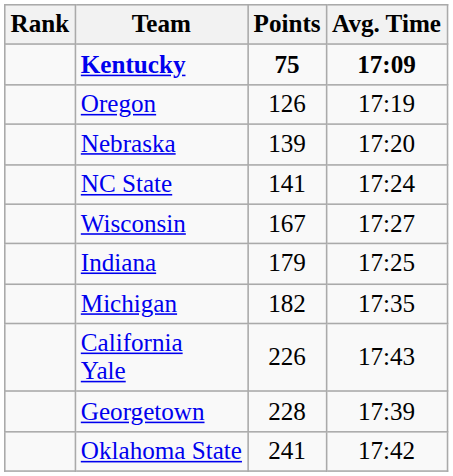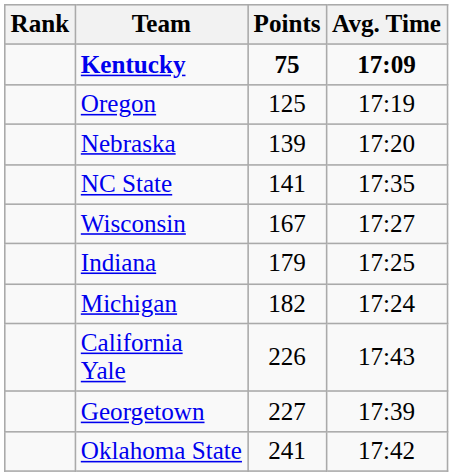(287, 104) 126 -> (287, 104) 125
(387, 183) 17:24 -> (387, 183) 17:35
(387, 303) 17:35 -> (387, 303) 17:24
(287, 411) 228 -> (287, 411) 227
